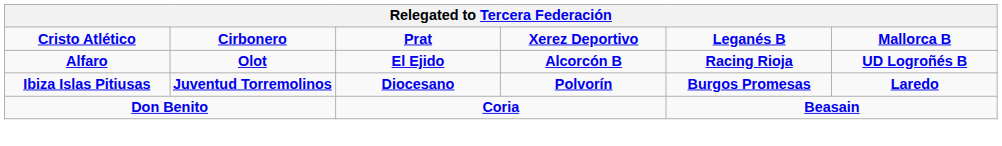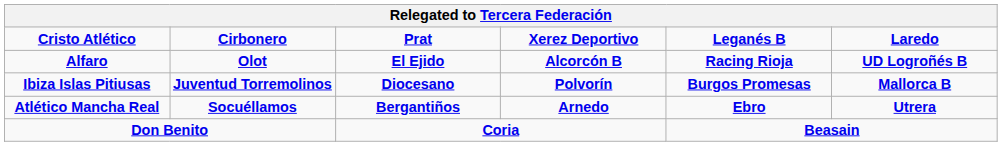(915, 38) Mallorca B -> (915, 38) Laredo
(915, 84) Laredo -> (915, 84) Mallorca B
+ row: (87, 107)
